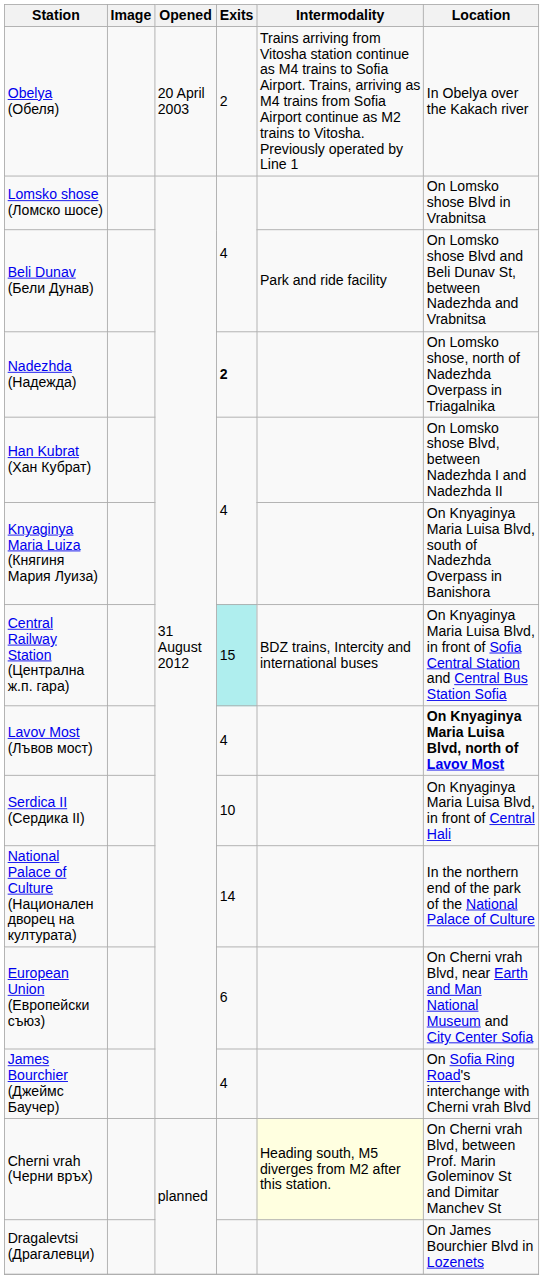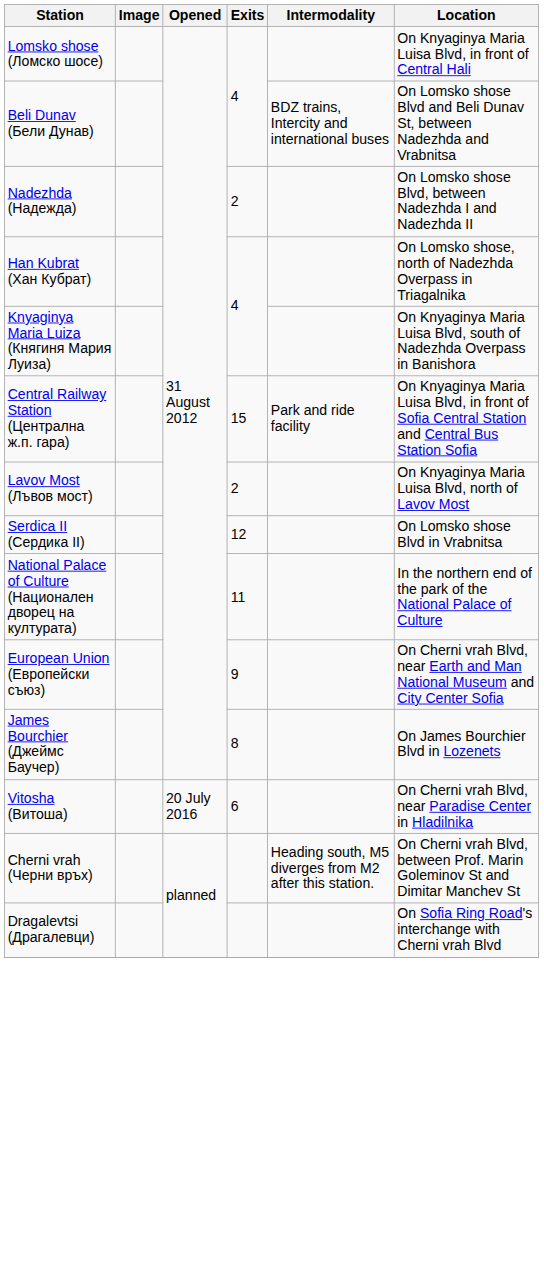- row: (33, 101)
(469, 202) On Lomsko shose Blvd in Vrabnitsa -> (463, 53) On Knyaginya Maria Luisa Blvd, in front of Central Hali
(323, 280) Park and ride facility -> (330, 123) BDZ trains, Intercity and international buses
(224, 374) bold -> (235, 201) normal
(473, 374) On Lomsko shose, north of Nadezhda Overpass in Triagalnika -> (454, 201) On Lomsko shose Blvd, between Nadezhda I and Nadezhda II
(477, 459) On Lomsko shose Blvd, between Nadezhda I and Nadezhda II -> (456, 271) On Lomsko shose, north of Nadezhda Overpass in Triagalnika
(228, 655) paleturquoise background -> (238, 418) no background
(335, 655) BDZ trains, Intercity and international buses -> (313, 418) Park and ride facility
(224, 740) 4 -> (235, 488) 2
(474, 740) bold -> (461, 488) normal
(228, 810) 10 -> (238, 534) 12
(481, 810) On Knyaginya Maria Luisa Blvd, in front of Central Hali -> (454, 534) On Lomsko shose Blvd in Vrabnitsa
(228, 896) 14 -> (238, 596) 11
(224, 997) 6 -> (235, 674) 9
(224, 1083) 4 -> (235, 744) 8
(479, 1083) On Sofia Ring Road's interchange with Cherni vrah Blvd -> (461, 744) On James Bourchier Blvd in Lozenets
+ row: (38, 806)
(330, 1169) lightyellow background -> (330, 868) no background
(480, 1247) On James Bourchier Blvd in Lozenets -> (465, 930) On Sofia Ring Road's interchange with Cherni vrah Blvd
